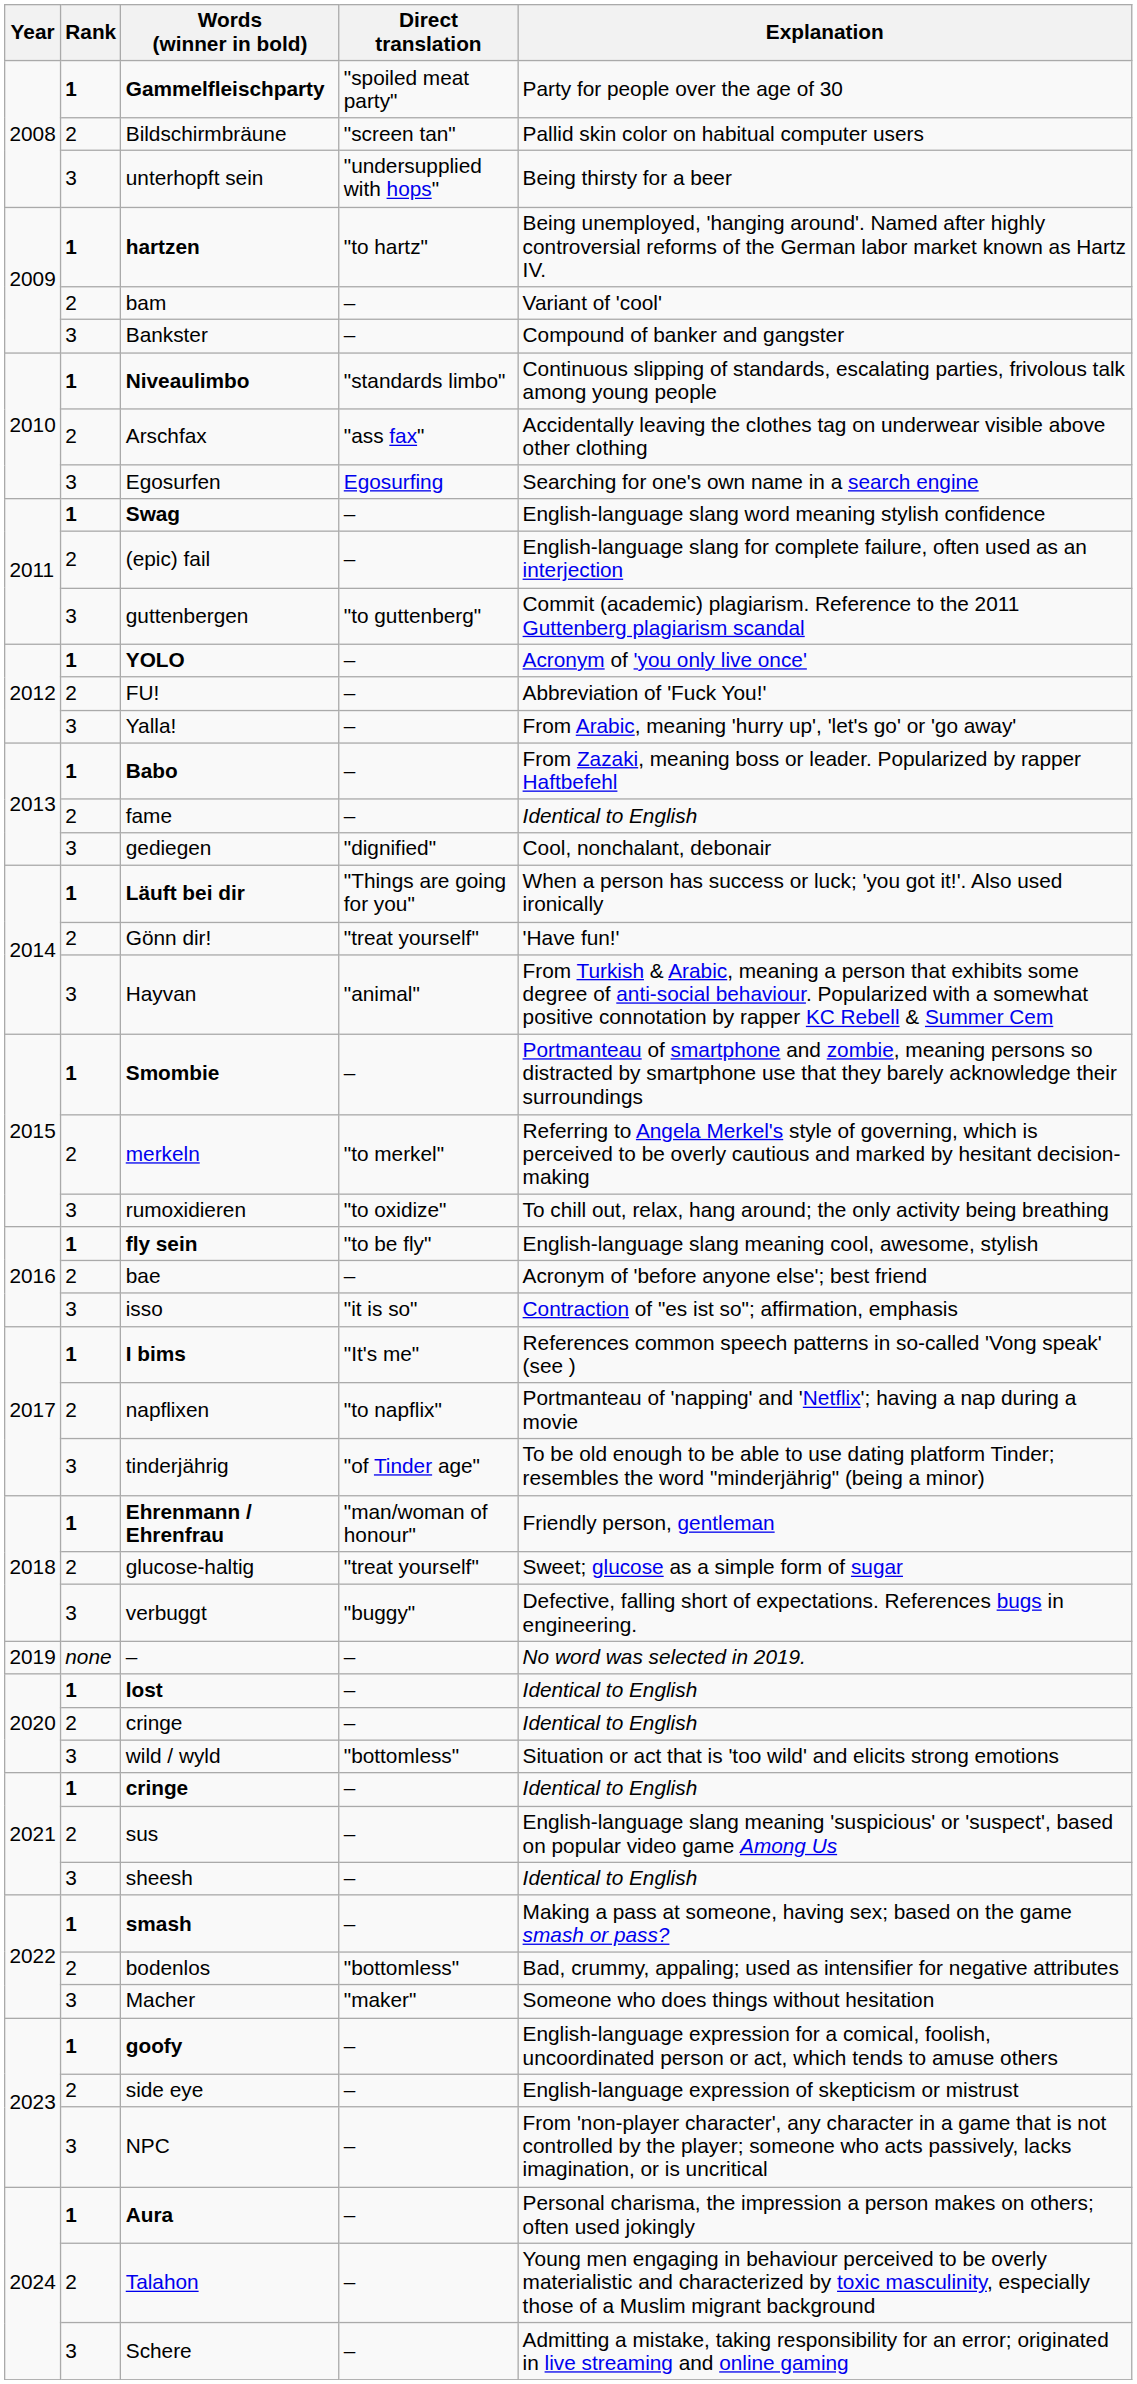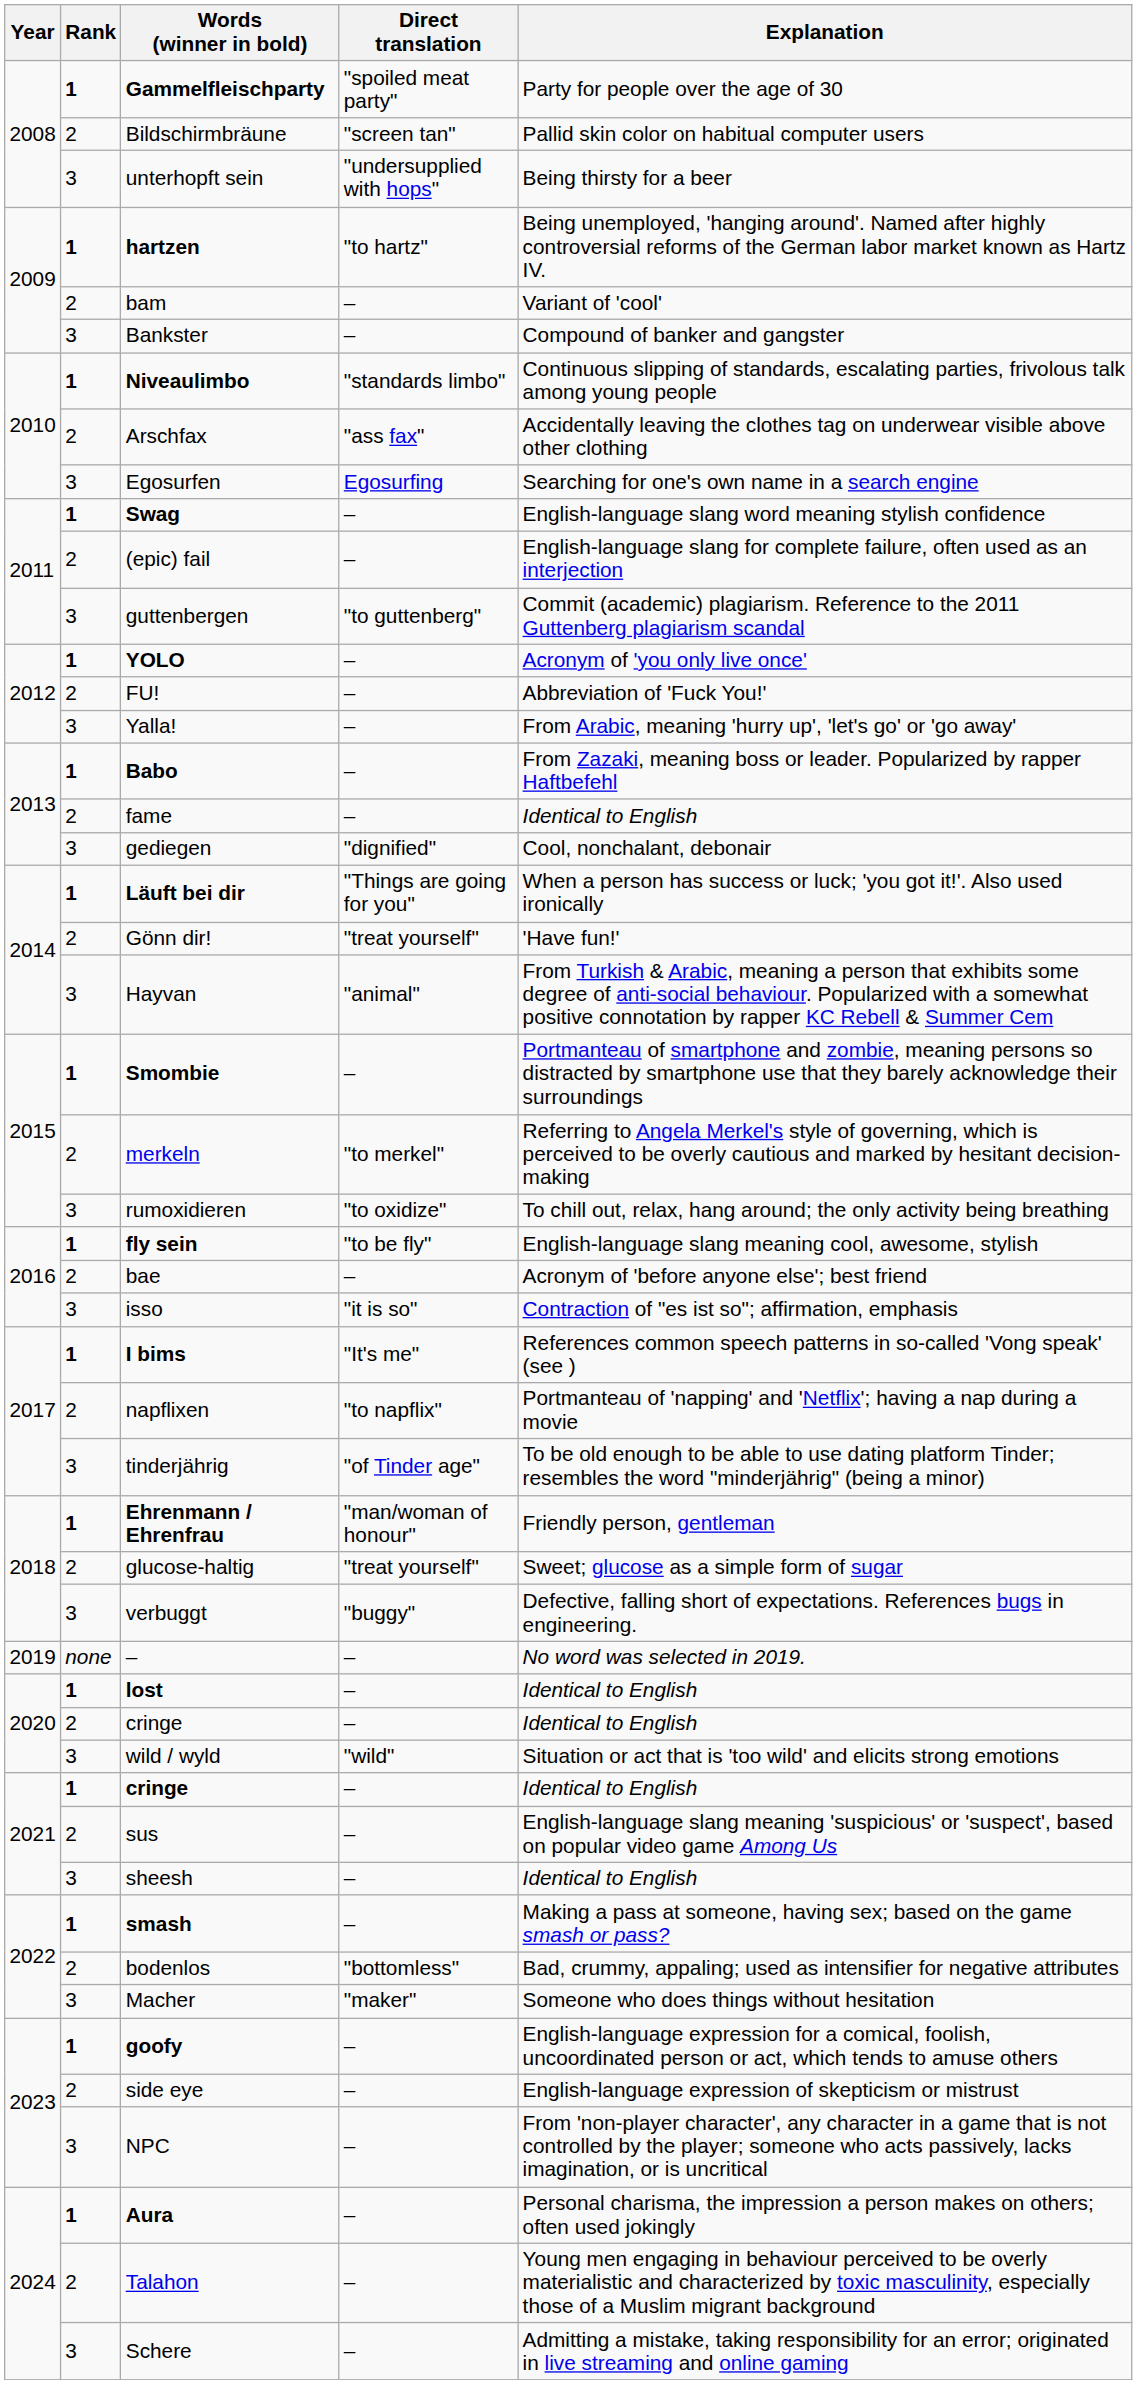(401, 1756) "bottomless" -> (369, 1756) "wild"
